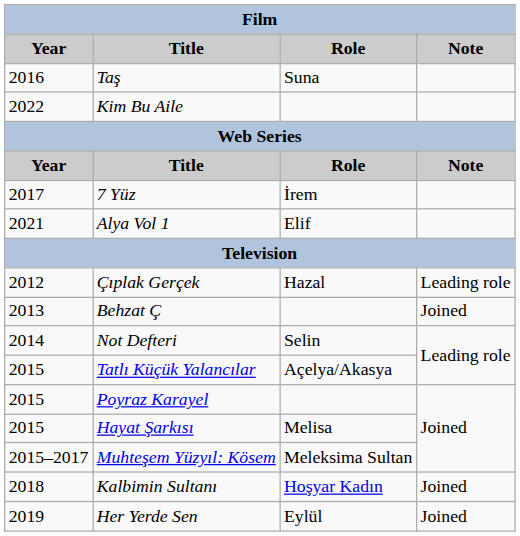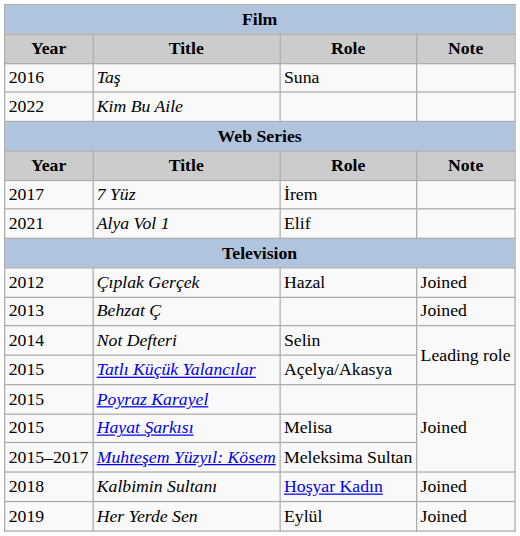(466, 282) Leading role -> (444, 282) Joined
